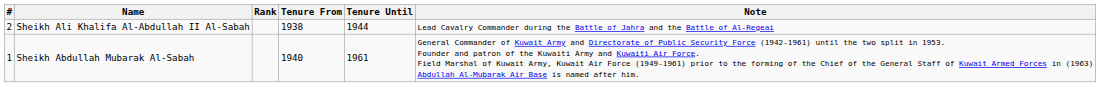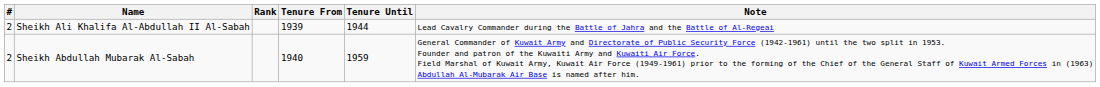(292, 27) 1938 -> (292, 27) 1939
(9, 58) 1 -> (9, 58) 2
(358, 58) 1961 -> (358, 58) 1959
